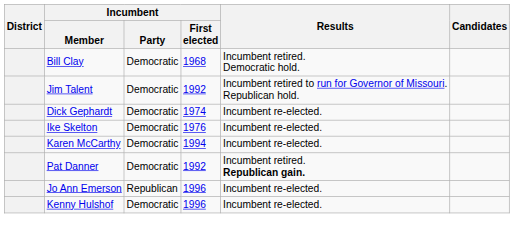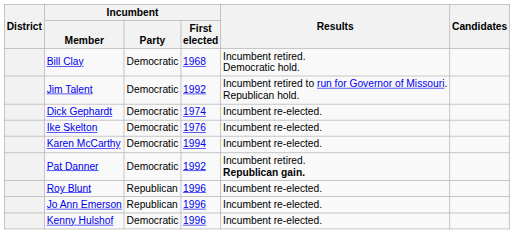+ row: (69, 188)
